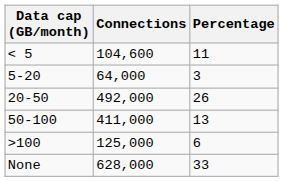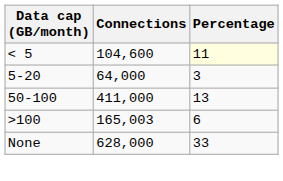(201, 54) no background -> (201, 54) lightyellow background
- row: (28, 99)
(125, 143) 125,000 -> (125, 121) 165,003
